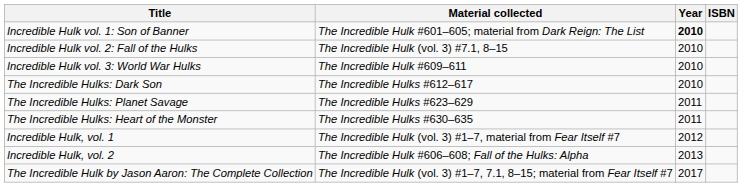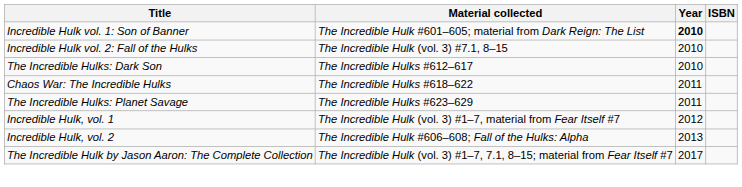- row: (104, 66)
+ row: (89, 84)
- row: (112, 119)
